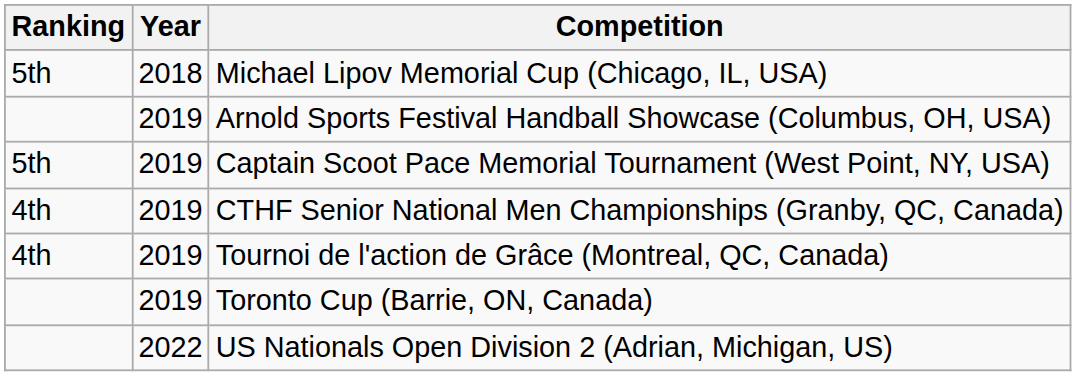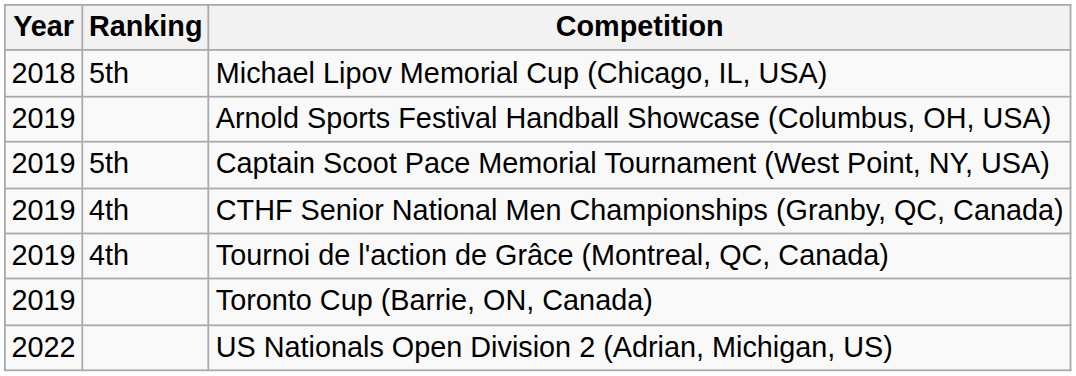columns swapped: (170, 27) <-> (68, 27)
